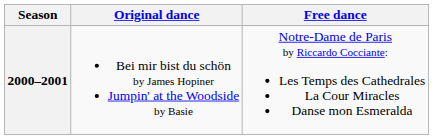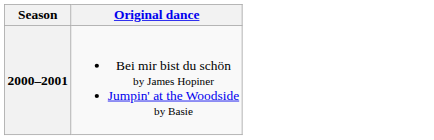- column: (335, 15)
